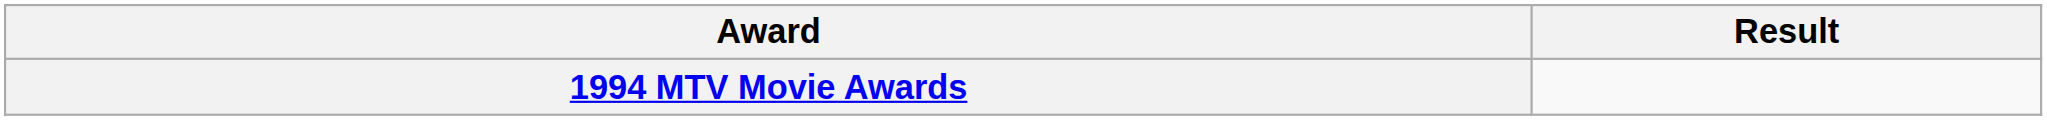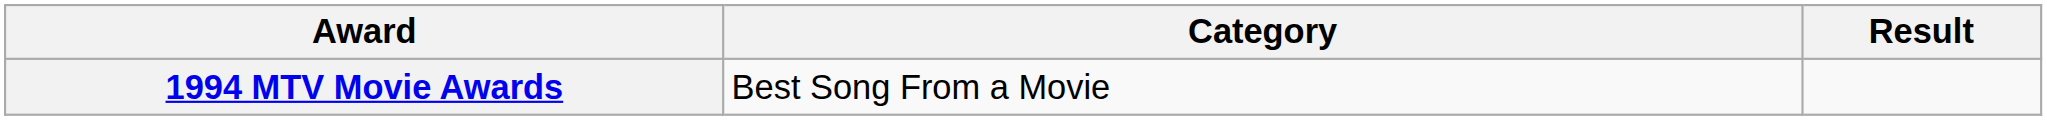+ column: (1263, 31)
